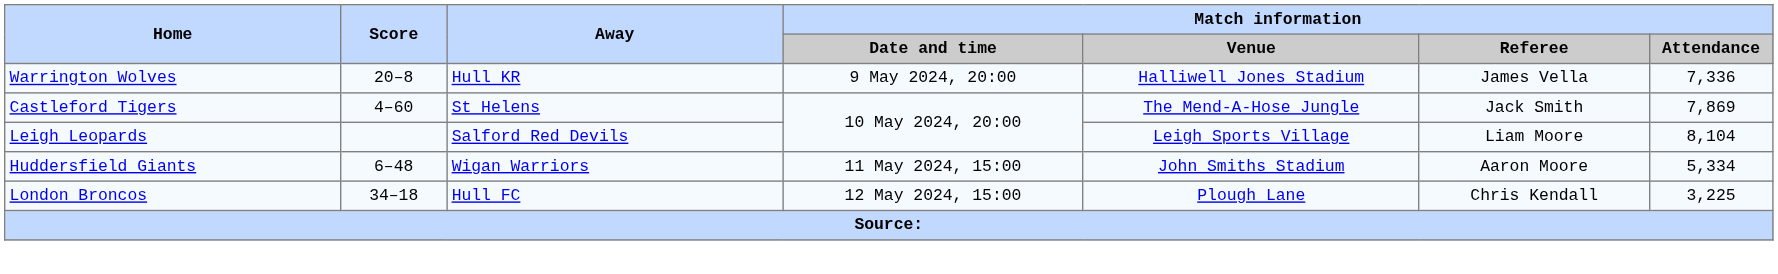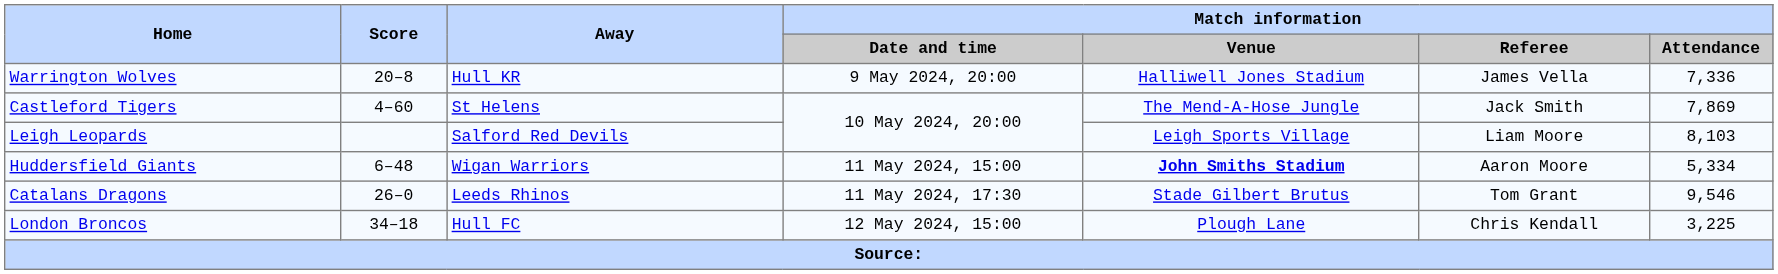(1711, 137) 8,104 -> (1711, 137) 8,103
(1251, 166) normal -> (1251, 166) bold
+ row: (88, 196)
